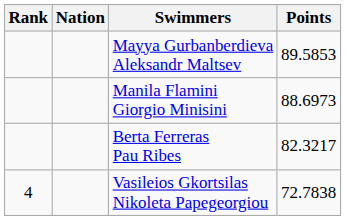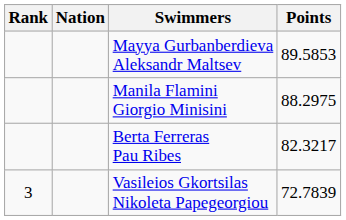(309, 100) 88.6973 -> (309, 100) 88.2975
(28, 192) 4 -> (28, 192) 3
(309, 192) 72.7838 -> (309, 192) 72.7839
